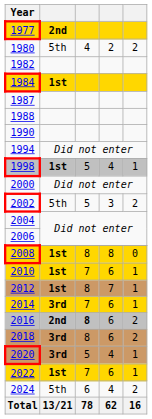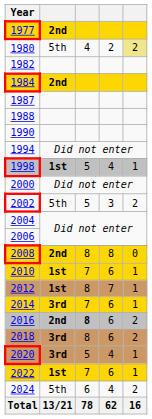(135, 48) no background -> (135, 48) khaki background
(58, 82) 1st -> (58, 82) 2nd
(58, 254) 1st -> (58, 254) 2nd
